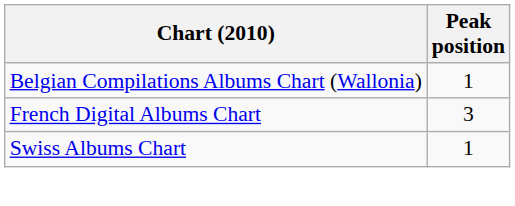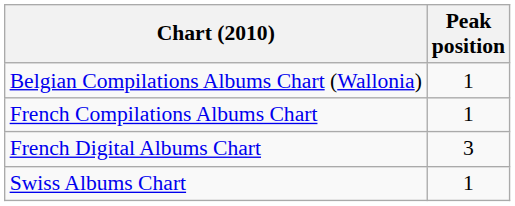+ row: (164, 114)
